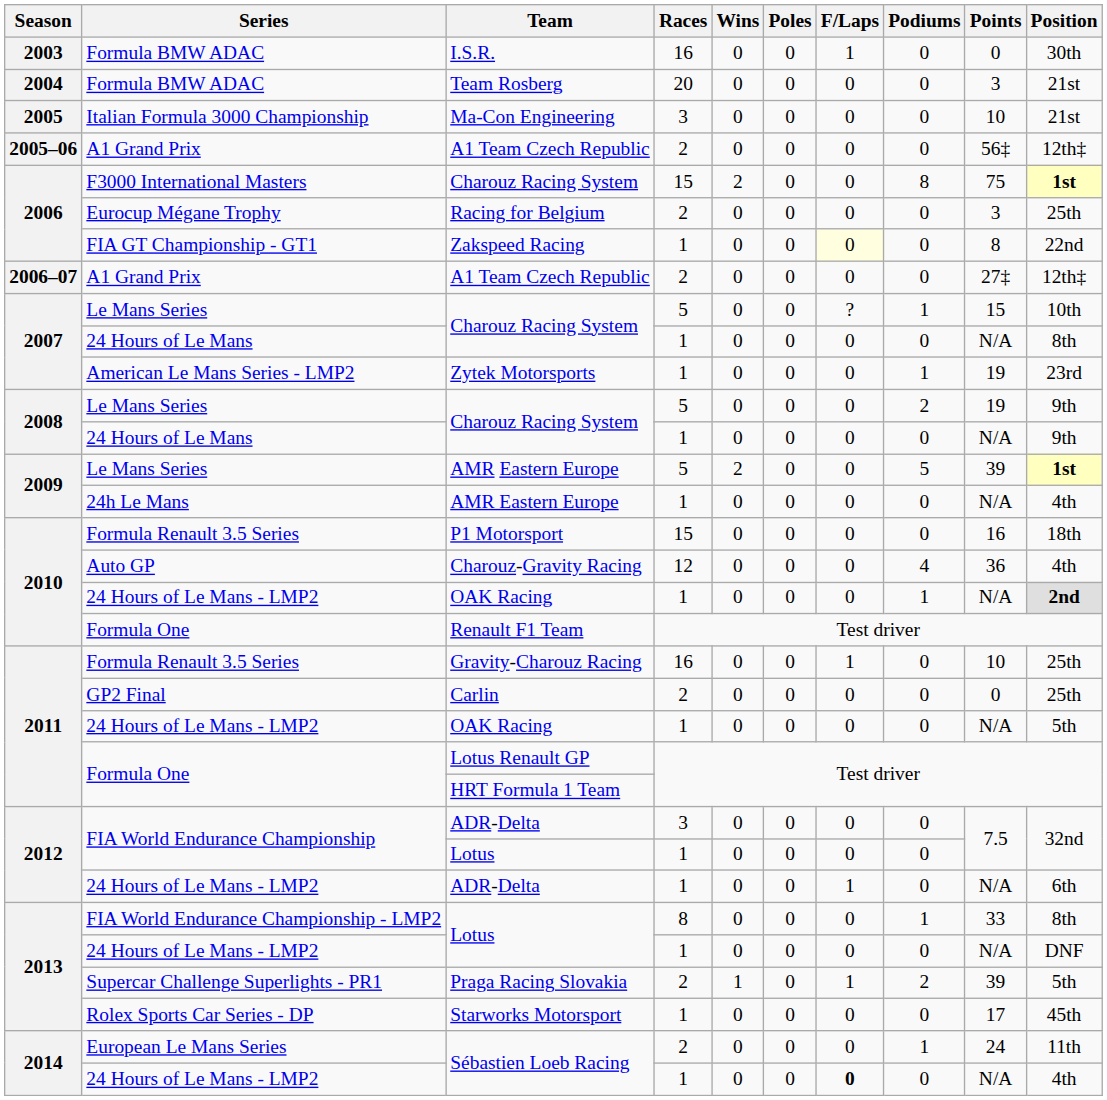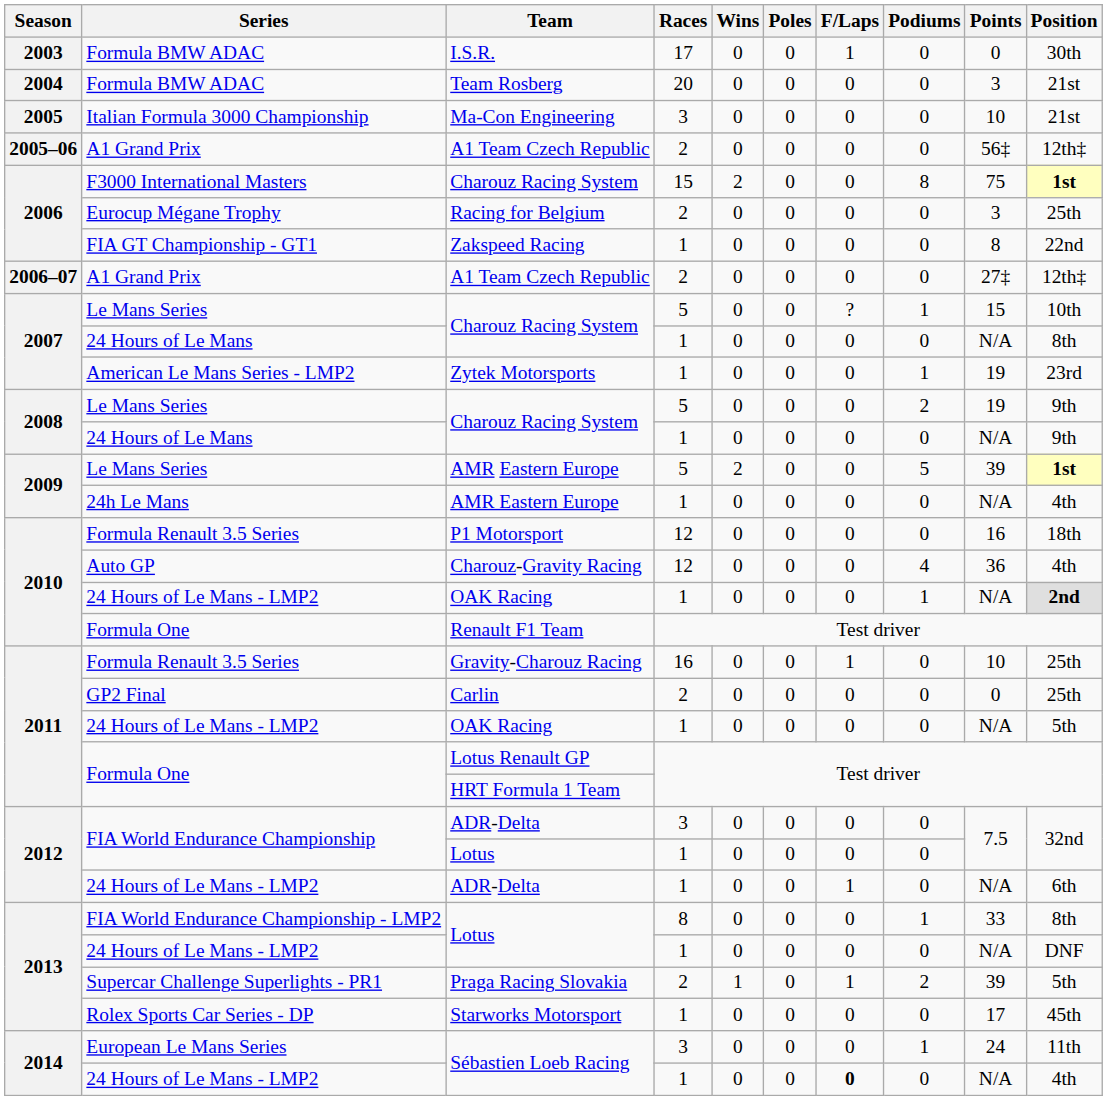(683, 52) 16 -> (683, 52) 17
(850, 245) lightyellow background -> (850, 245) no background
(683, 533) 15 -> (683, 533) 12
(683, 1046) 2 -> (683, 1046) 3
